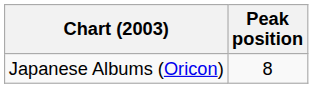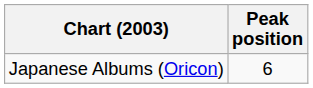(268, 68) 8 -> (268, 68) 6
